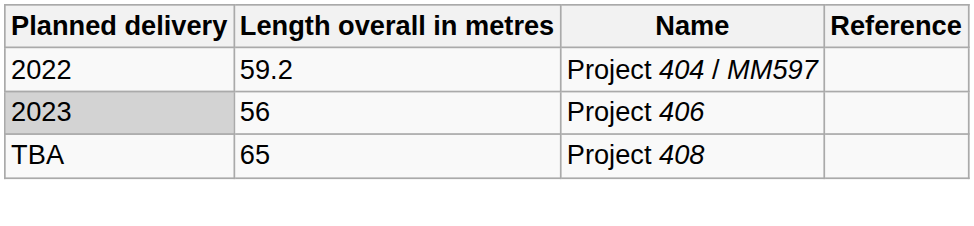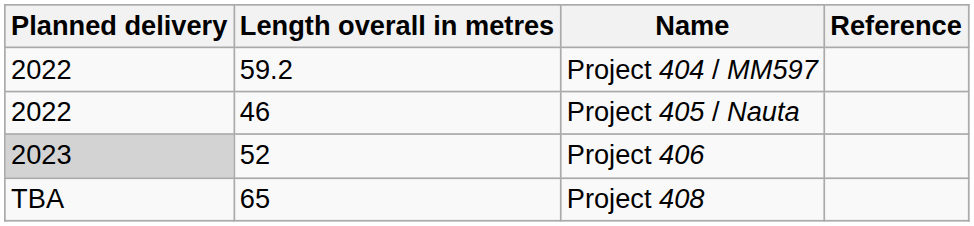+ row: (683, 112)
(255, 112) 56 -> (255, 155) 52
